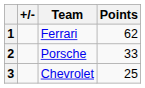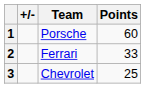(59, 34) Ferrari -> (64, 34) Porsche
(131, 34) 62 -> (131, 34) 60
(64, 54) Porsche -> (59, 54) Ferrari
